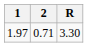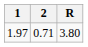(70, 32) 3.30 -> (70, 32) 3.80
